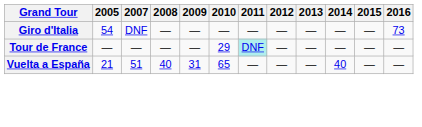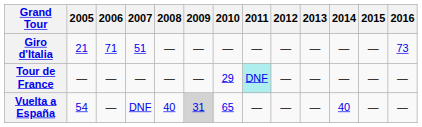+ column: (111, 19)
(107, 30) 54 -> (82, 48) 21
(136, 30) DNF -> (140, 48) 51
(107, 64) 21 -> (82, 107) 54
(136, 64) 51 -> (140, 107) DNF
(195, 64) no background -> (199, 107) lightgrey background
